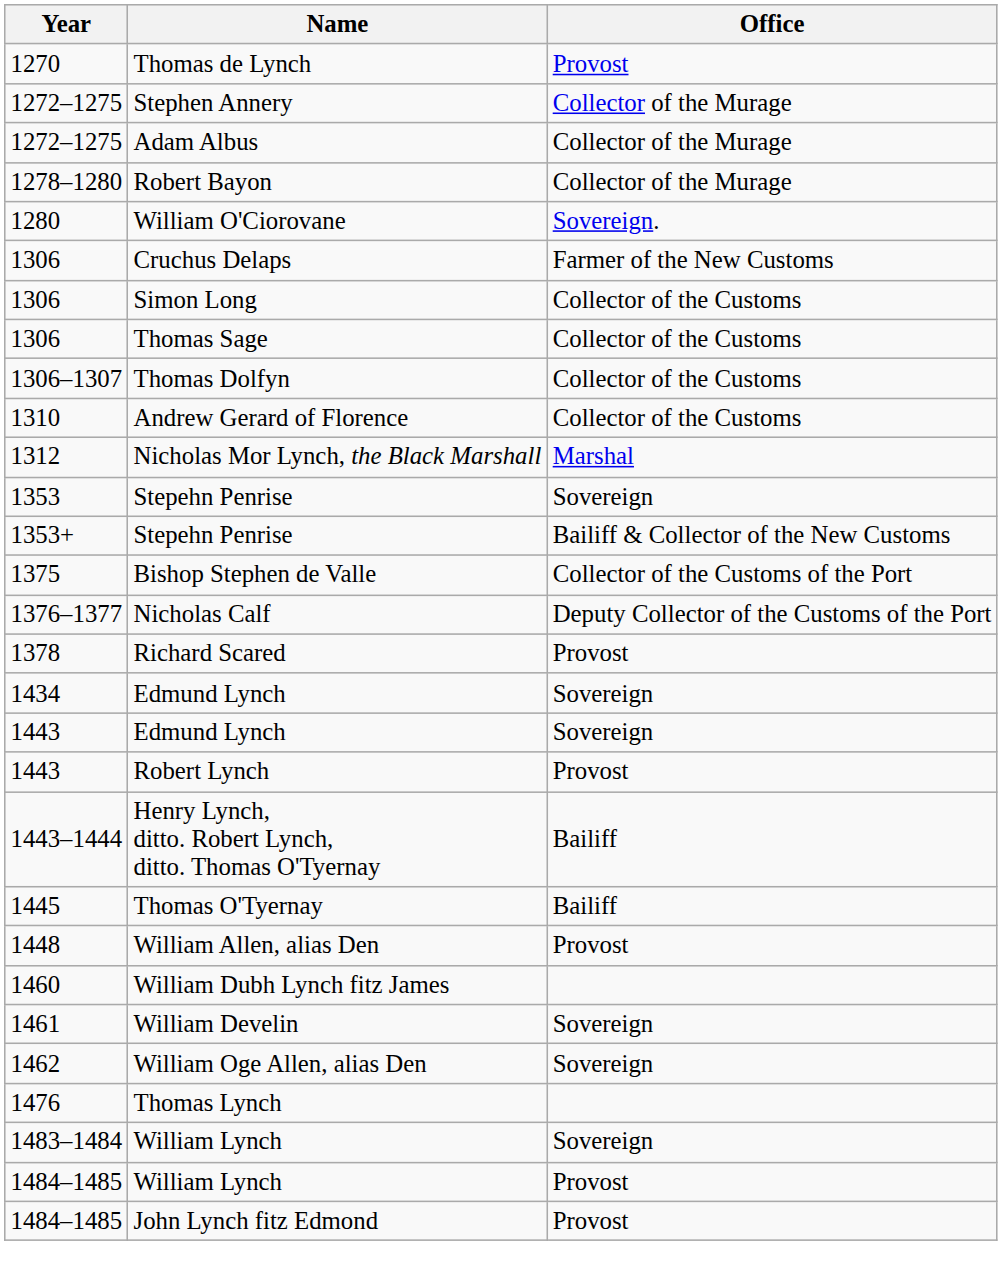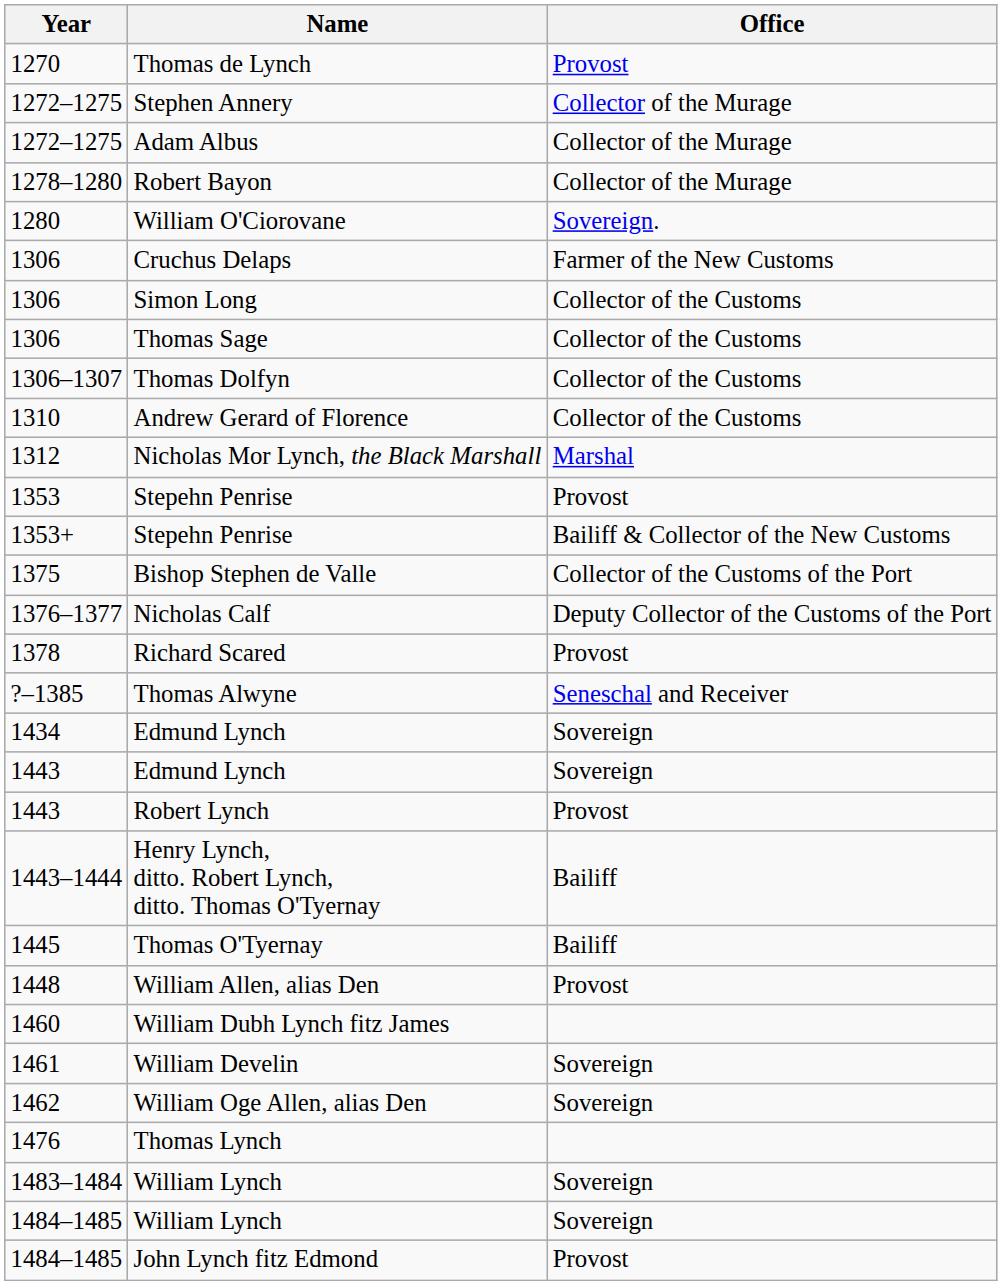(603, 496) Sovereign -> (591, 496) Provost
+ row: (47, 692)
(591, 1181) Provost -> (603, 1220) Sovereign
